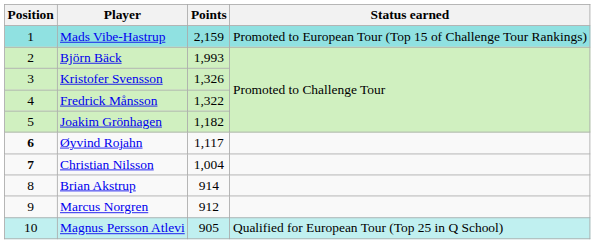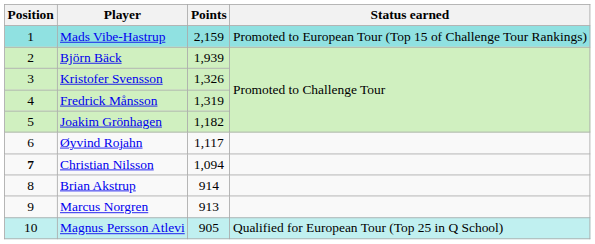(209, 57) 1,993 -> (209, 57) 1,939
(209, 100) 1,322 -> (209, 100) 1,319
(31, 143) bold -> (31, 143) normal
(209, 164) 1,004 -> (209, 164) 1,094
(209, 206) 912 -> (209, 206) 913
